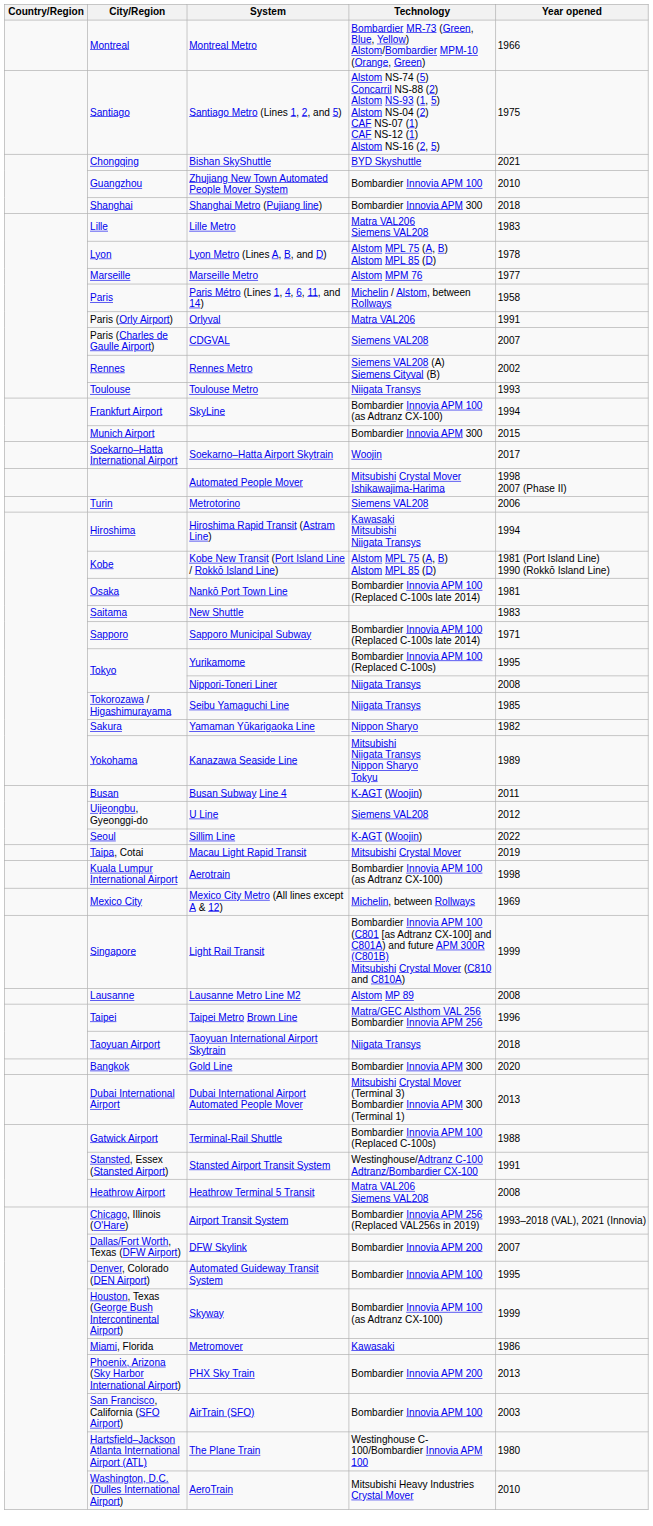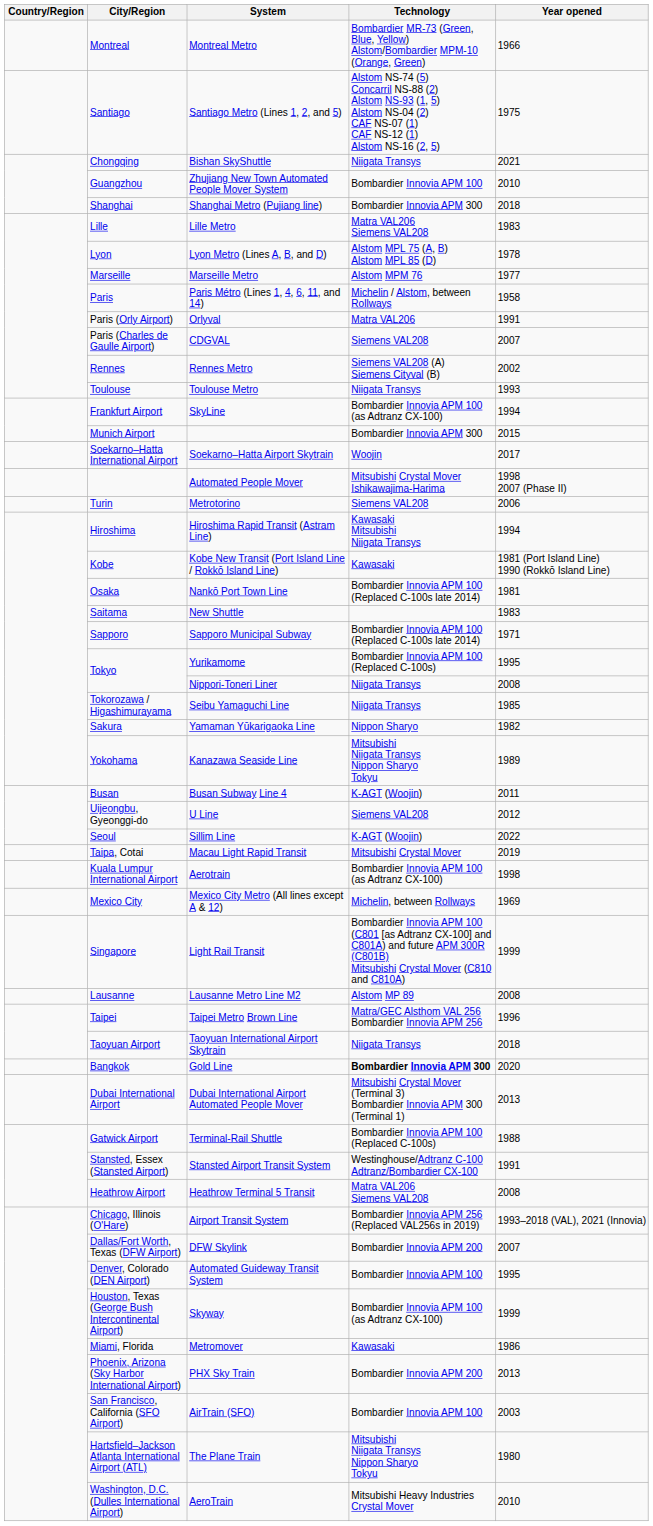(386, 162) BYD Skyshuttle -> (386, 162) Niigata Transys
(400, 564) Alstom MPL 75 (A, B) Alstom MPL 85 (D) -> (373, 564) Kawasaki
(417, 1066) normal -> (421, 1066) bold
(417, 1451) Westinghouse C-100/Bombardier Innovia APM 100 -> (386, 1457) Mitsubishi Niigata Transys Nippon Sharyo Tokyu
